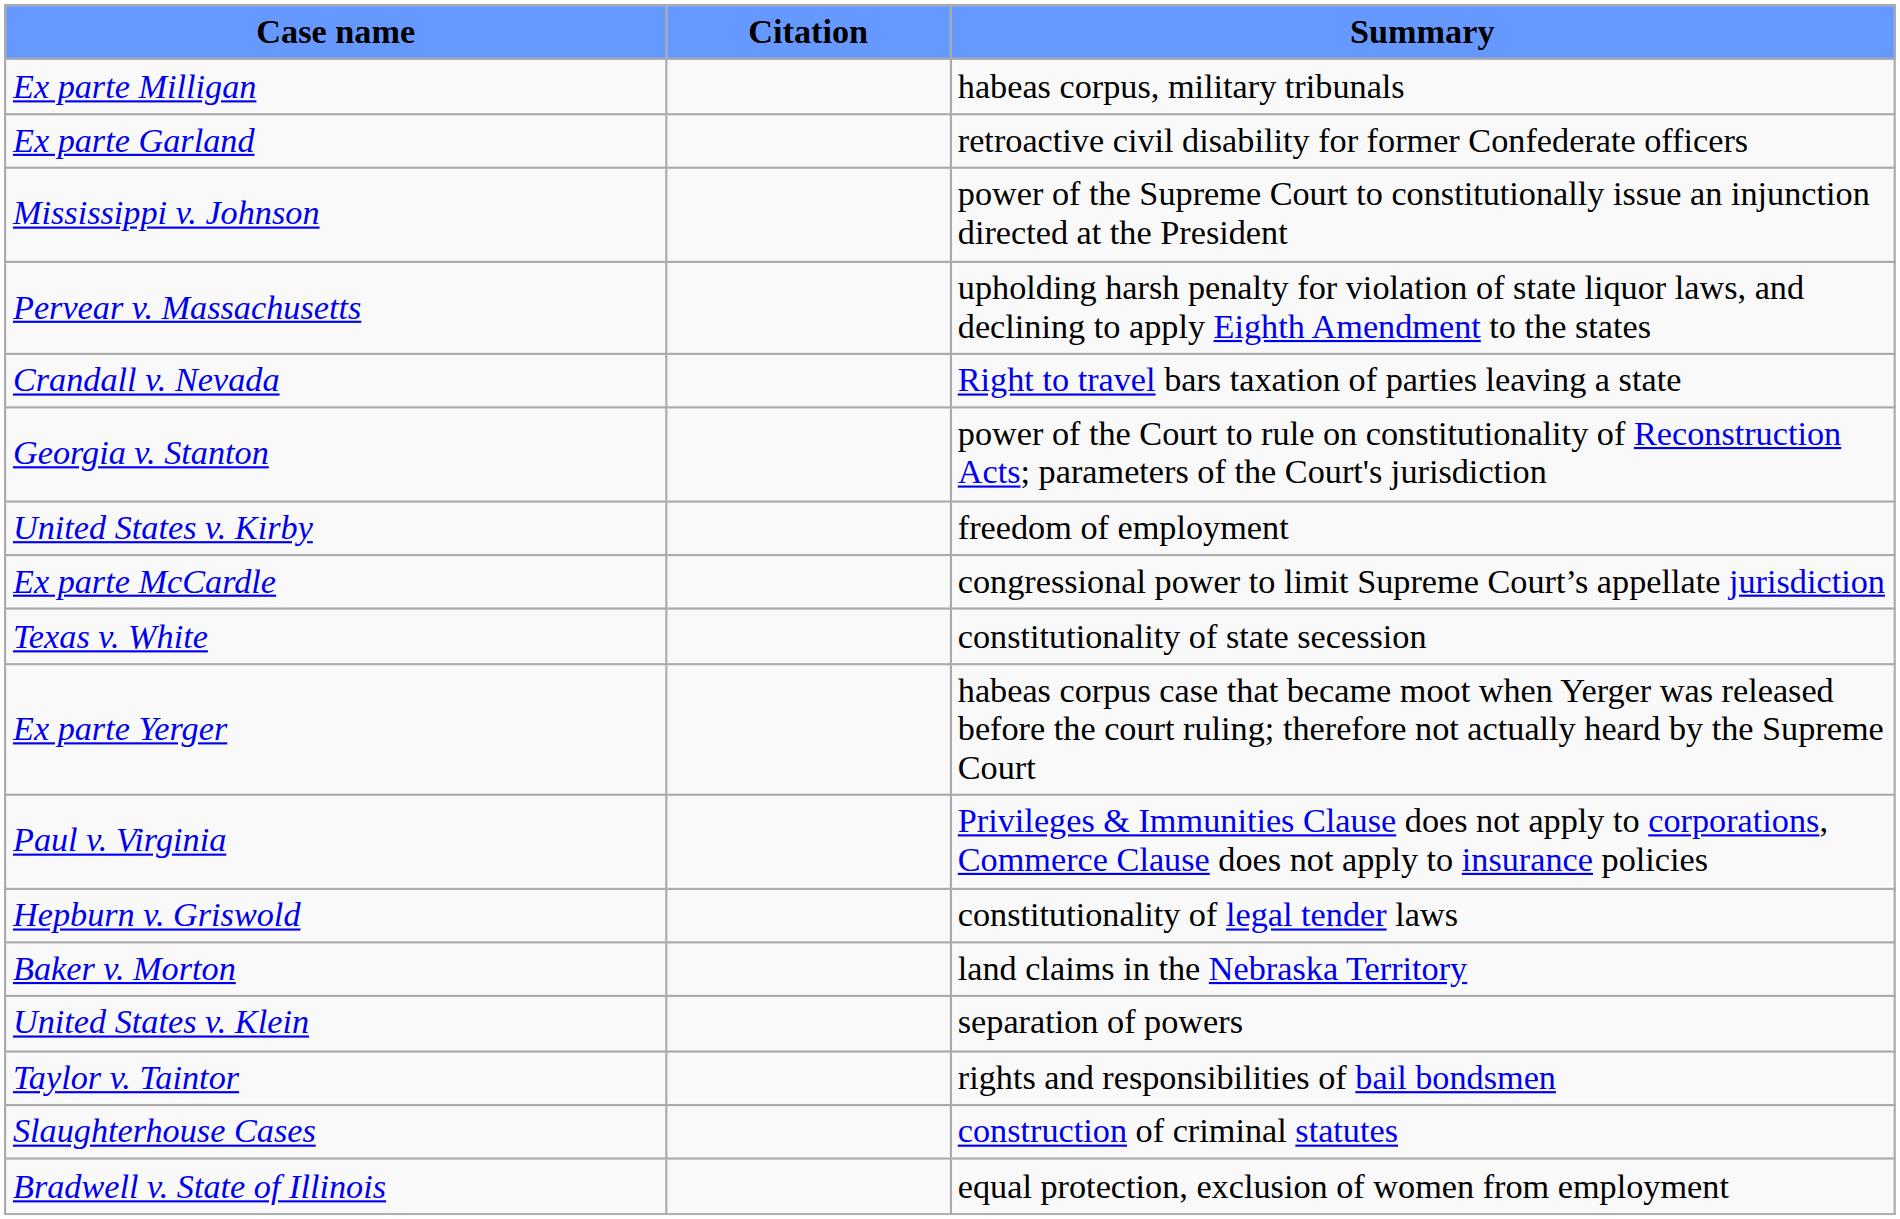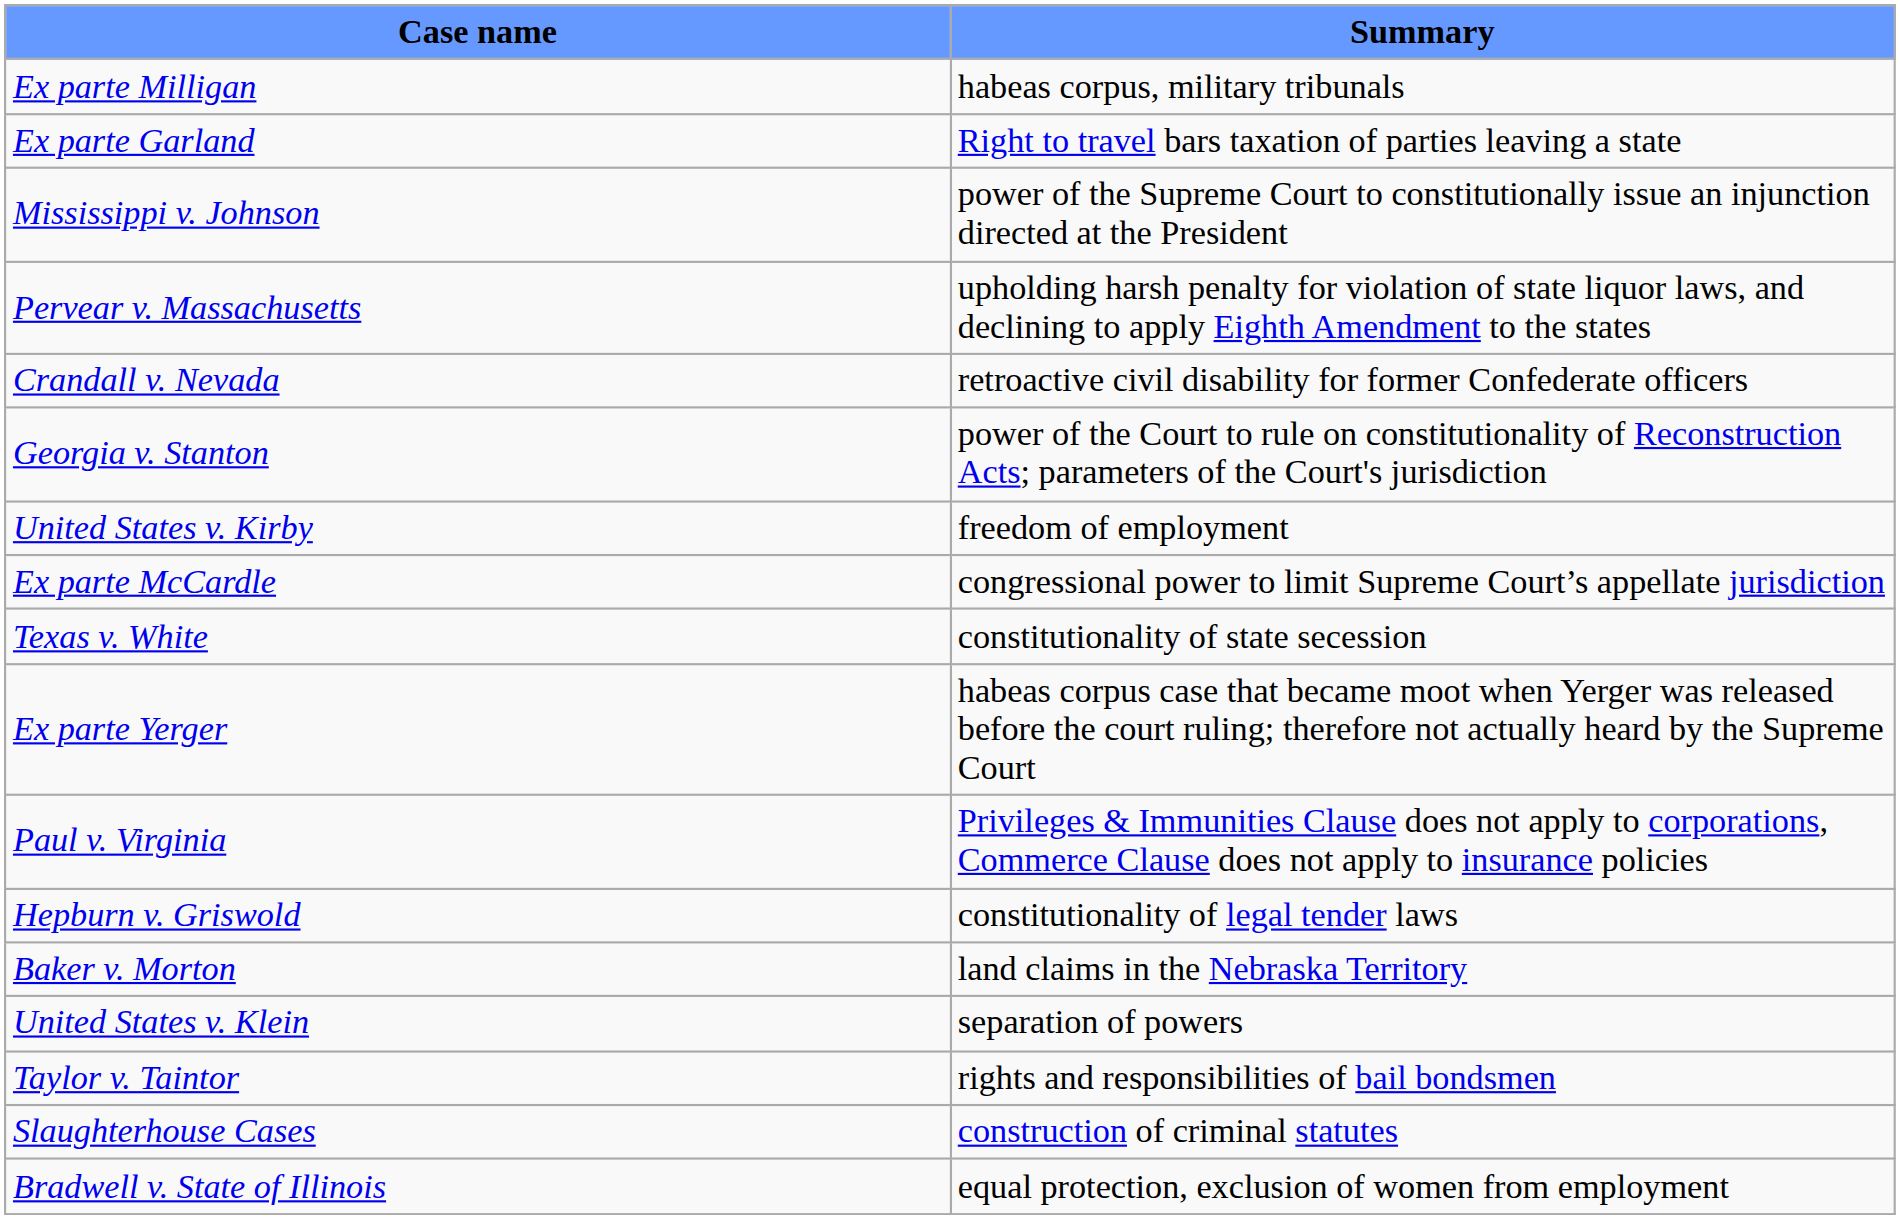- column: (808, 31)
(1353, 140) retroactive civil disability for former Confederate officers -> (1320, 140) Right to travel bars taxation of parties leaving a state
(1320, 380) Right to travel bars taxation of parties leaving a state -> (1353, 380) retroactive civil disability for former Confederate officers
